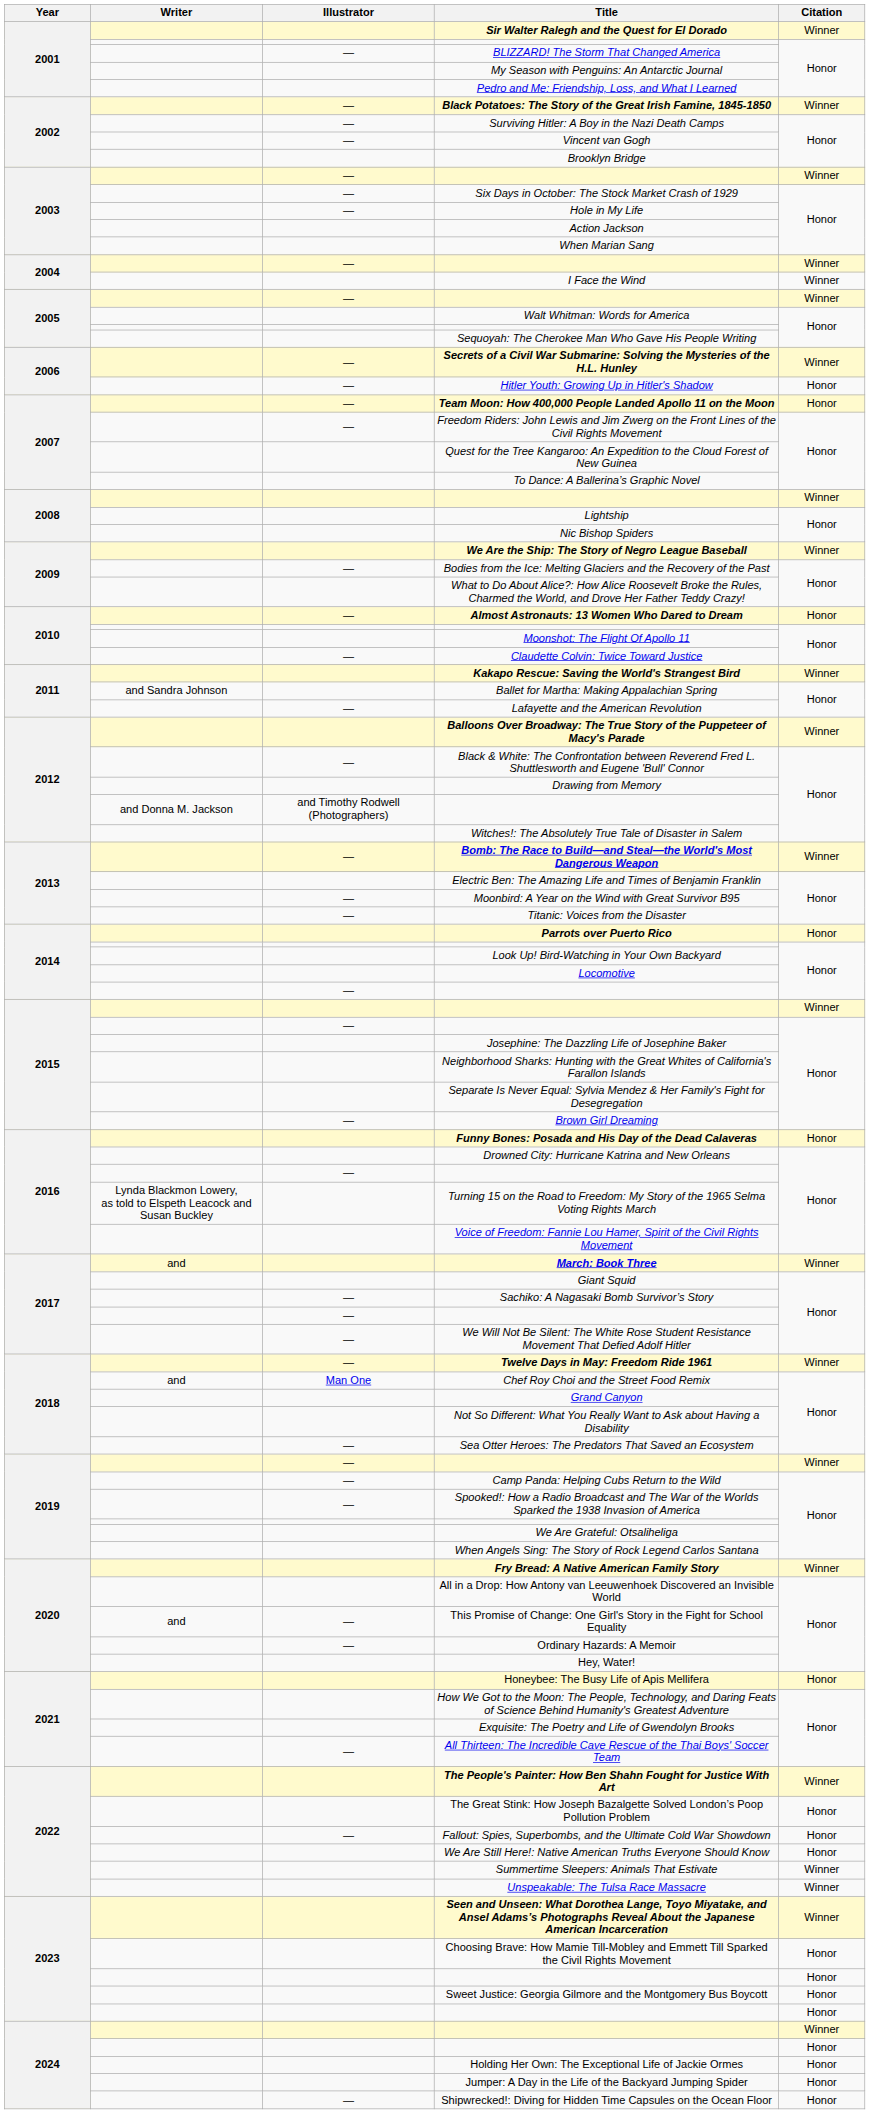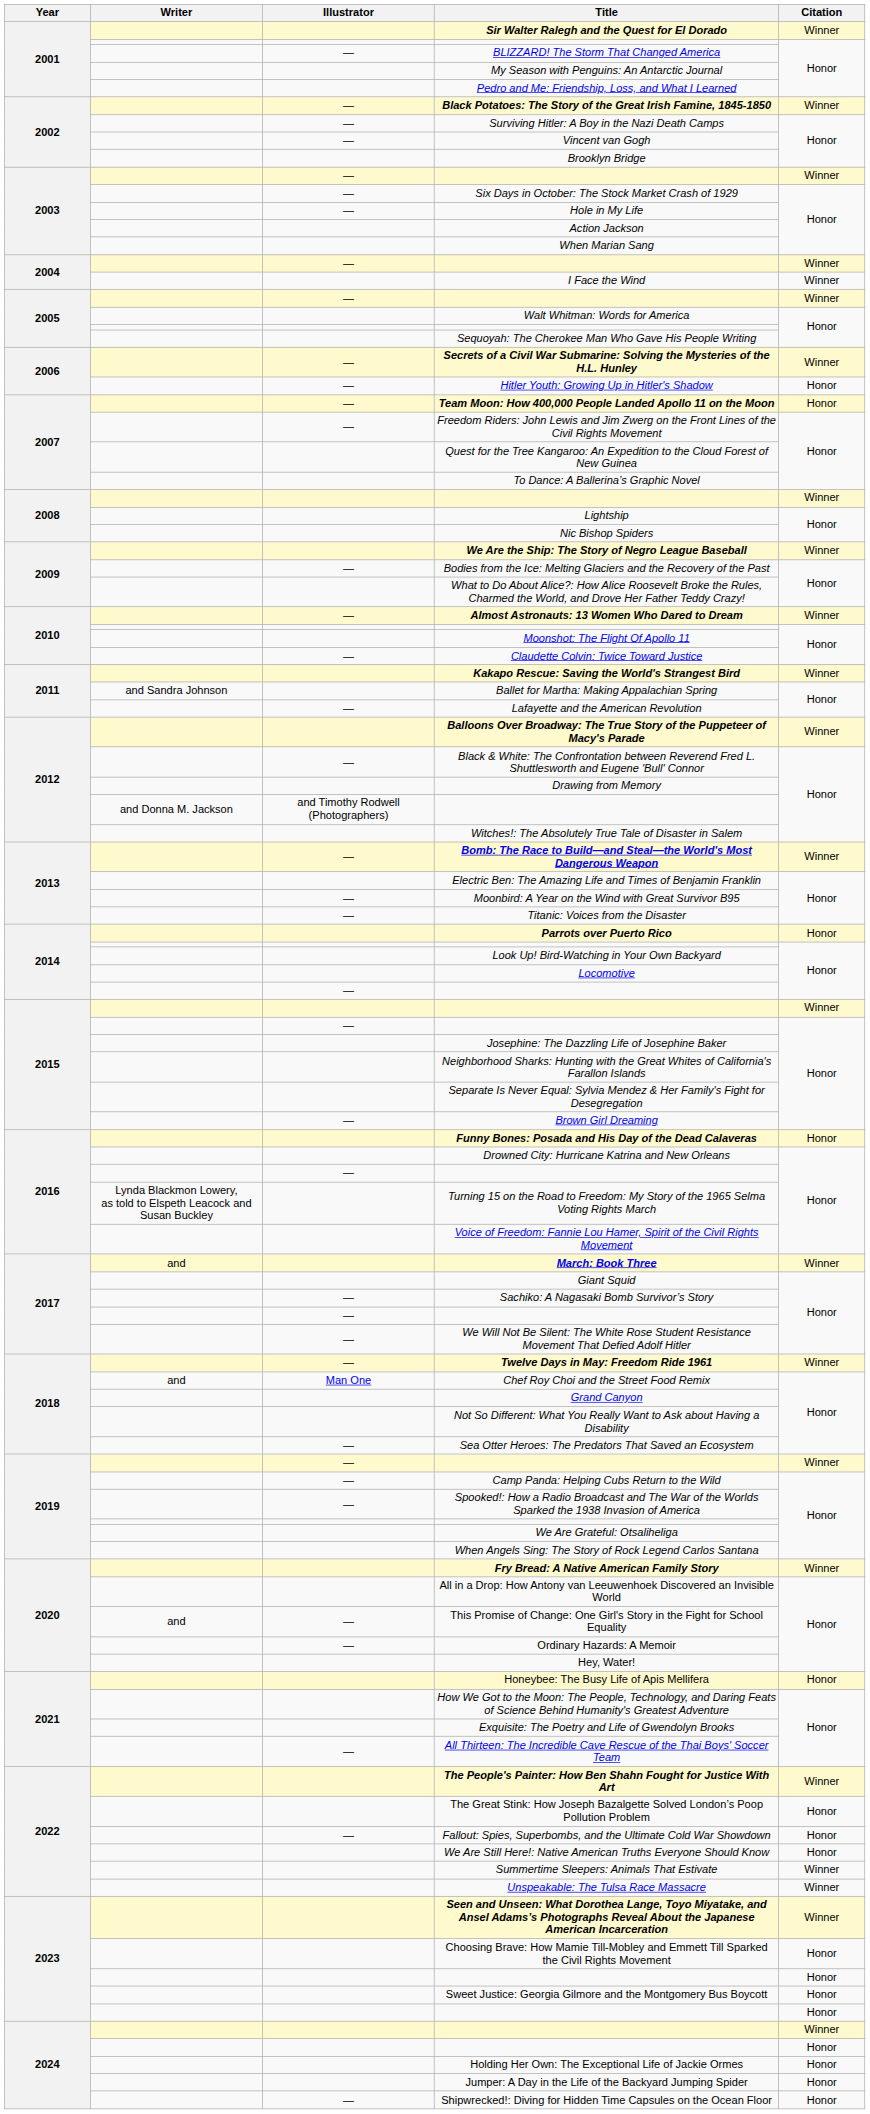(822, 615) Honor -> (822, 615) Winner
